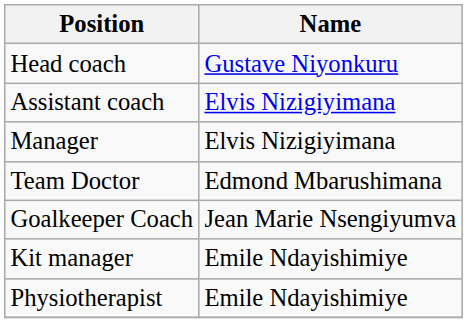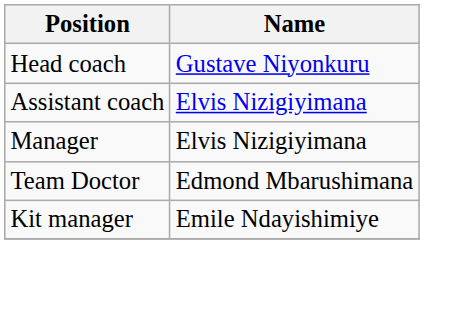- row: (102, 219)
- row: (86, 297)
